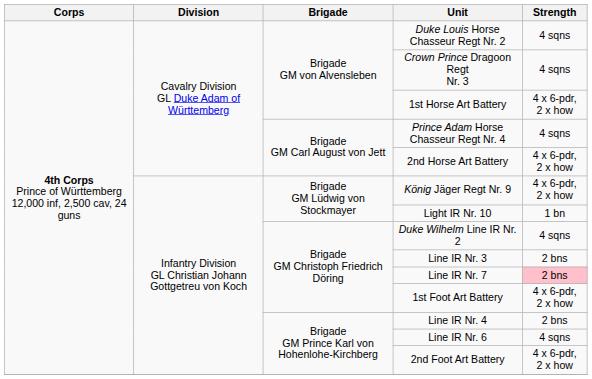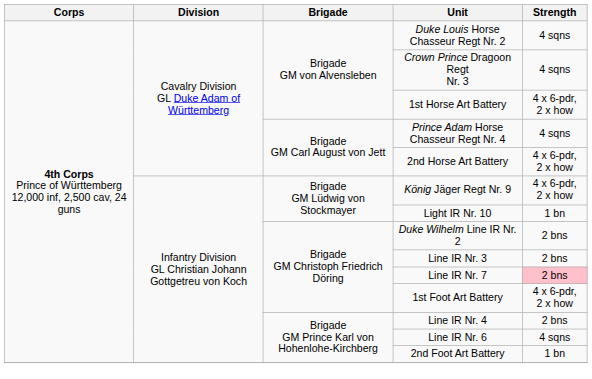(555, 235) 4 sqns -> (555, 235) 2 bns
(555, 360) 4 x 6-pdr, 2 x how -> (555, 354) 1 bn
